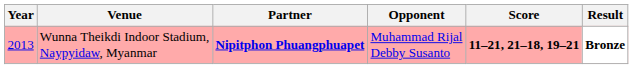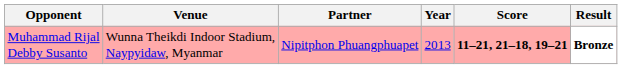columns swapped: (21, 15) <-> (416, 15)
(290, 45) bold -> (350, 45) normal
